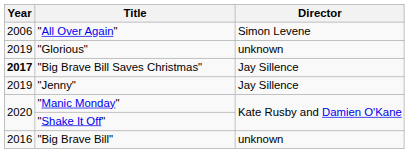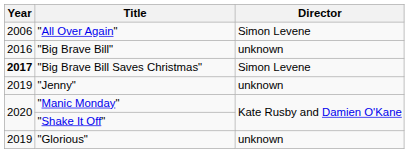rows swapped: (75, 139) <-> (63, 49)
(268, 67) Jay Sillence -> (274, 67) Simon Levene
(268, 85) Jay Sillence -> (261, 85) unknown
